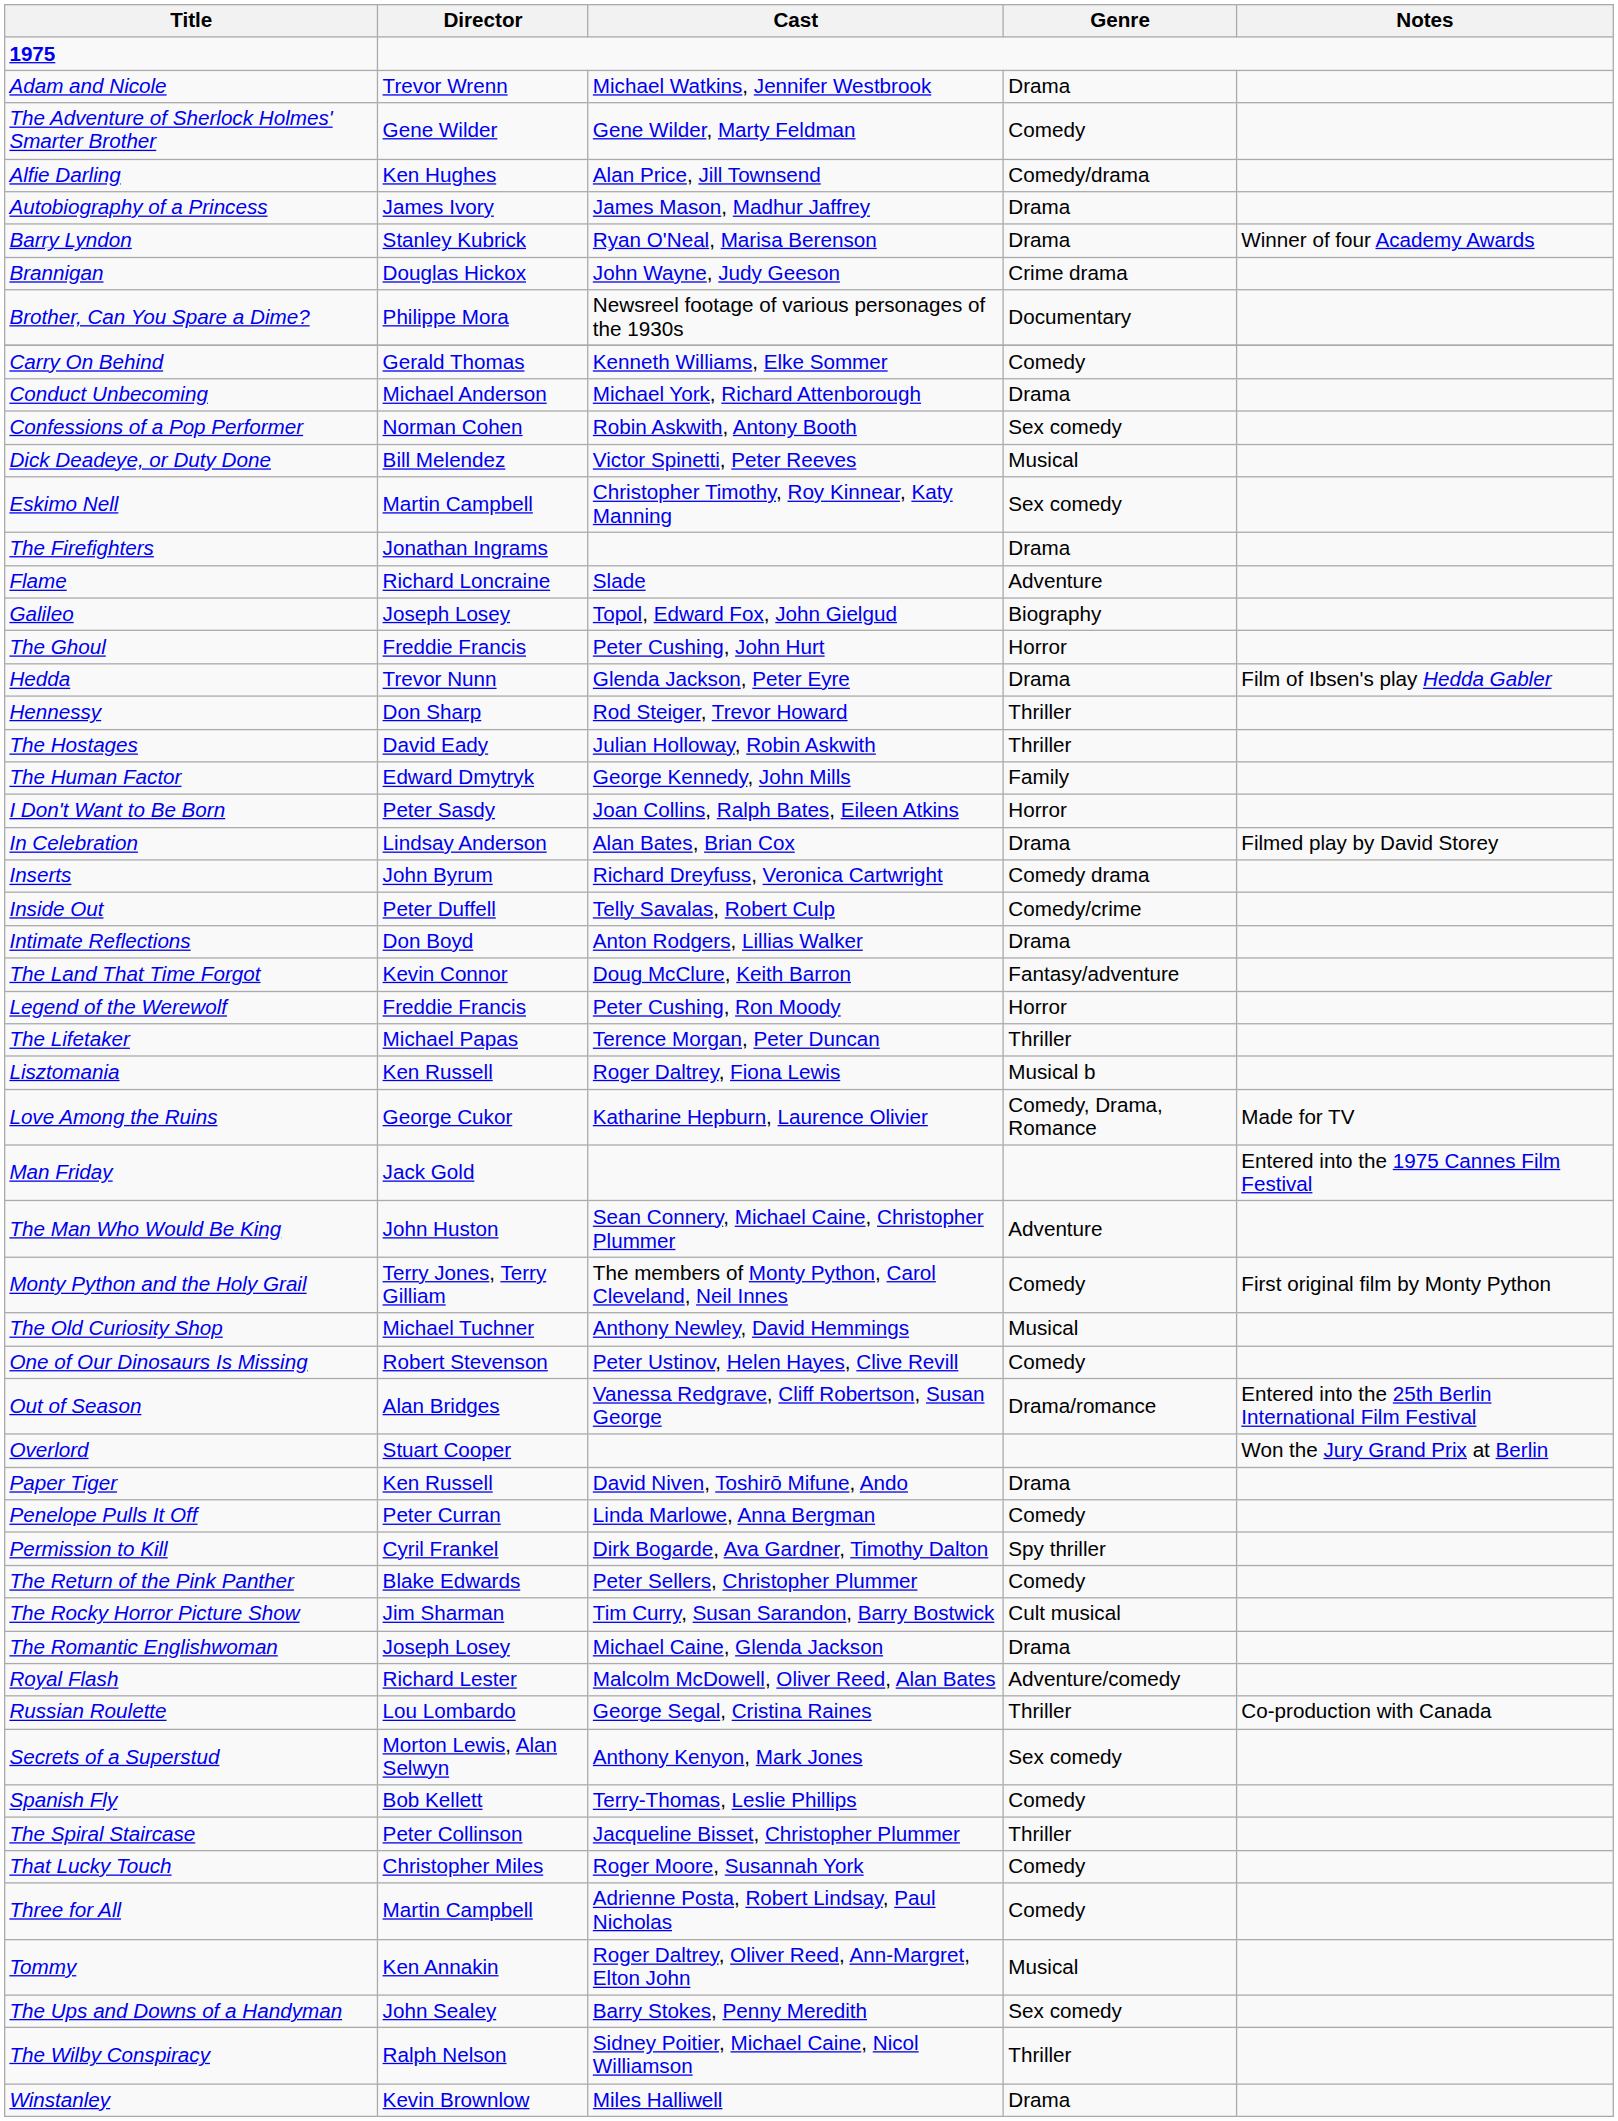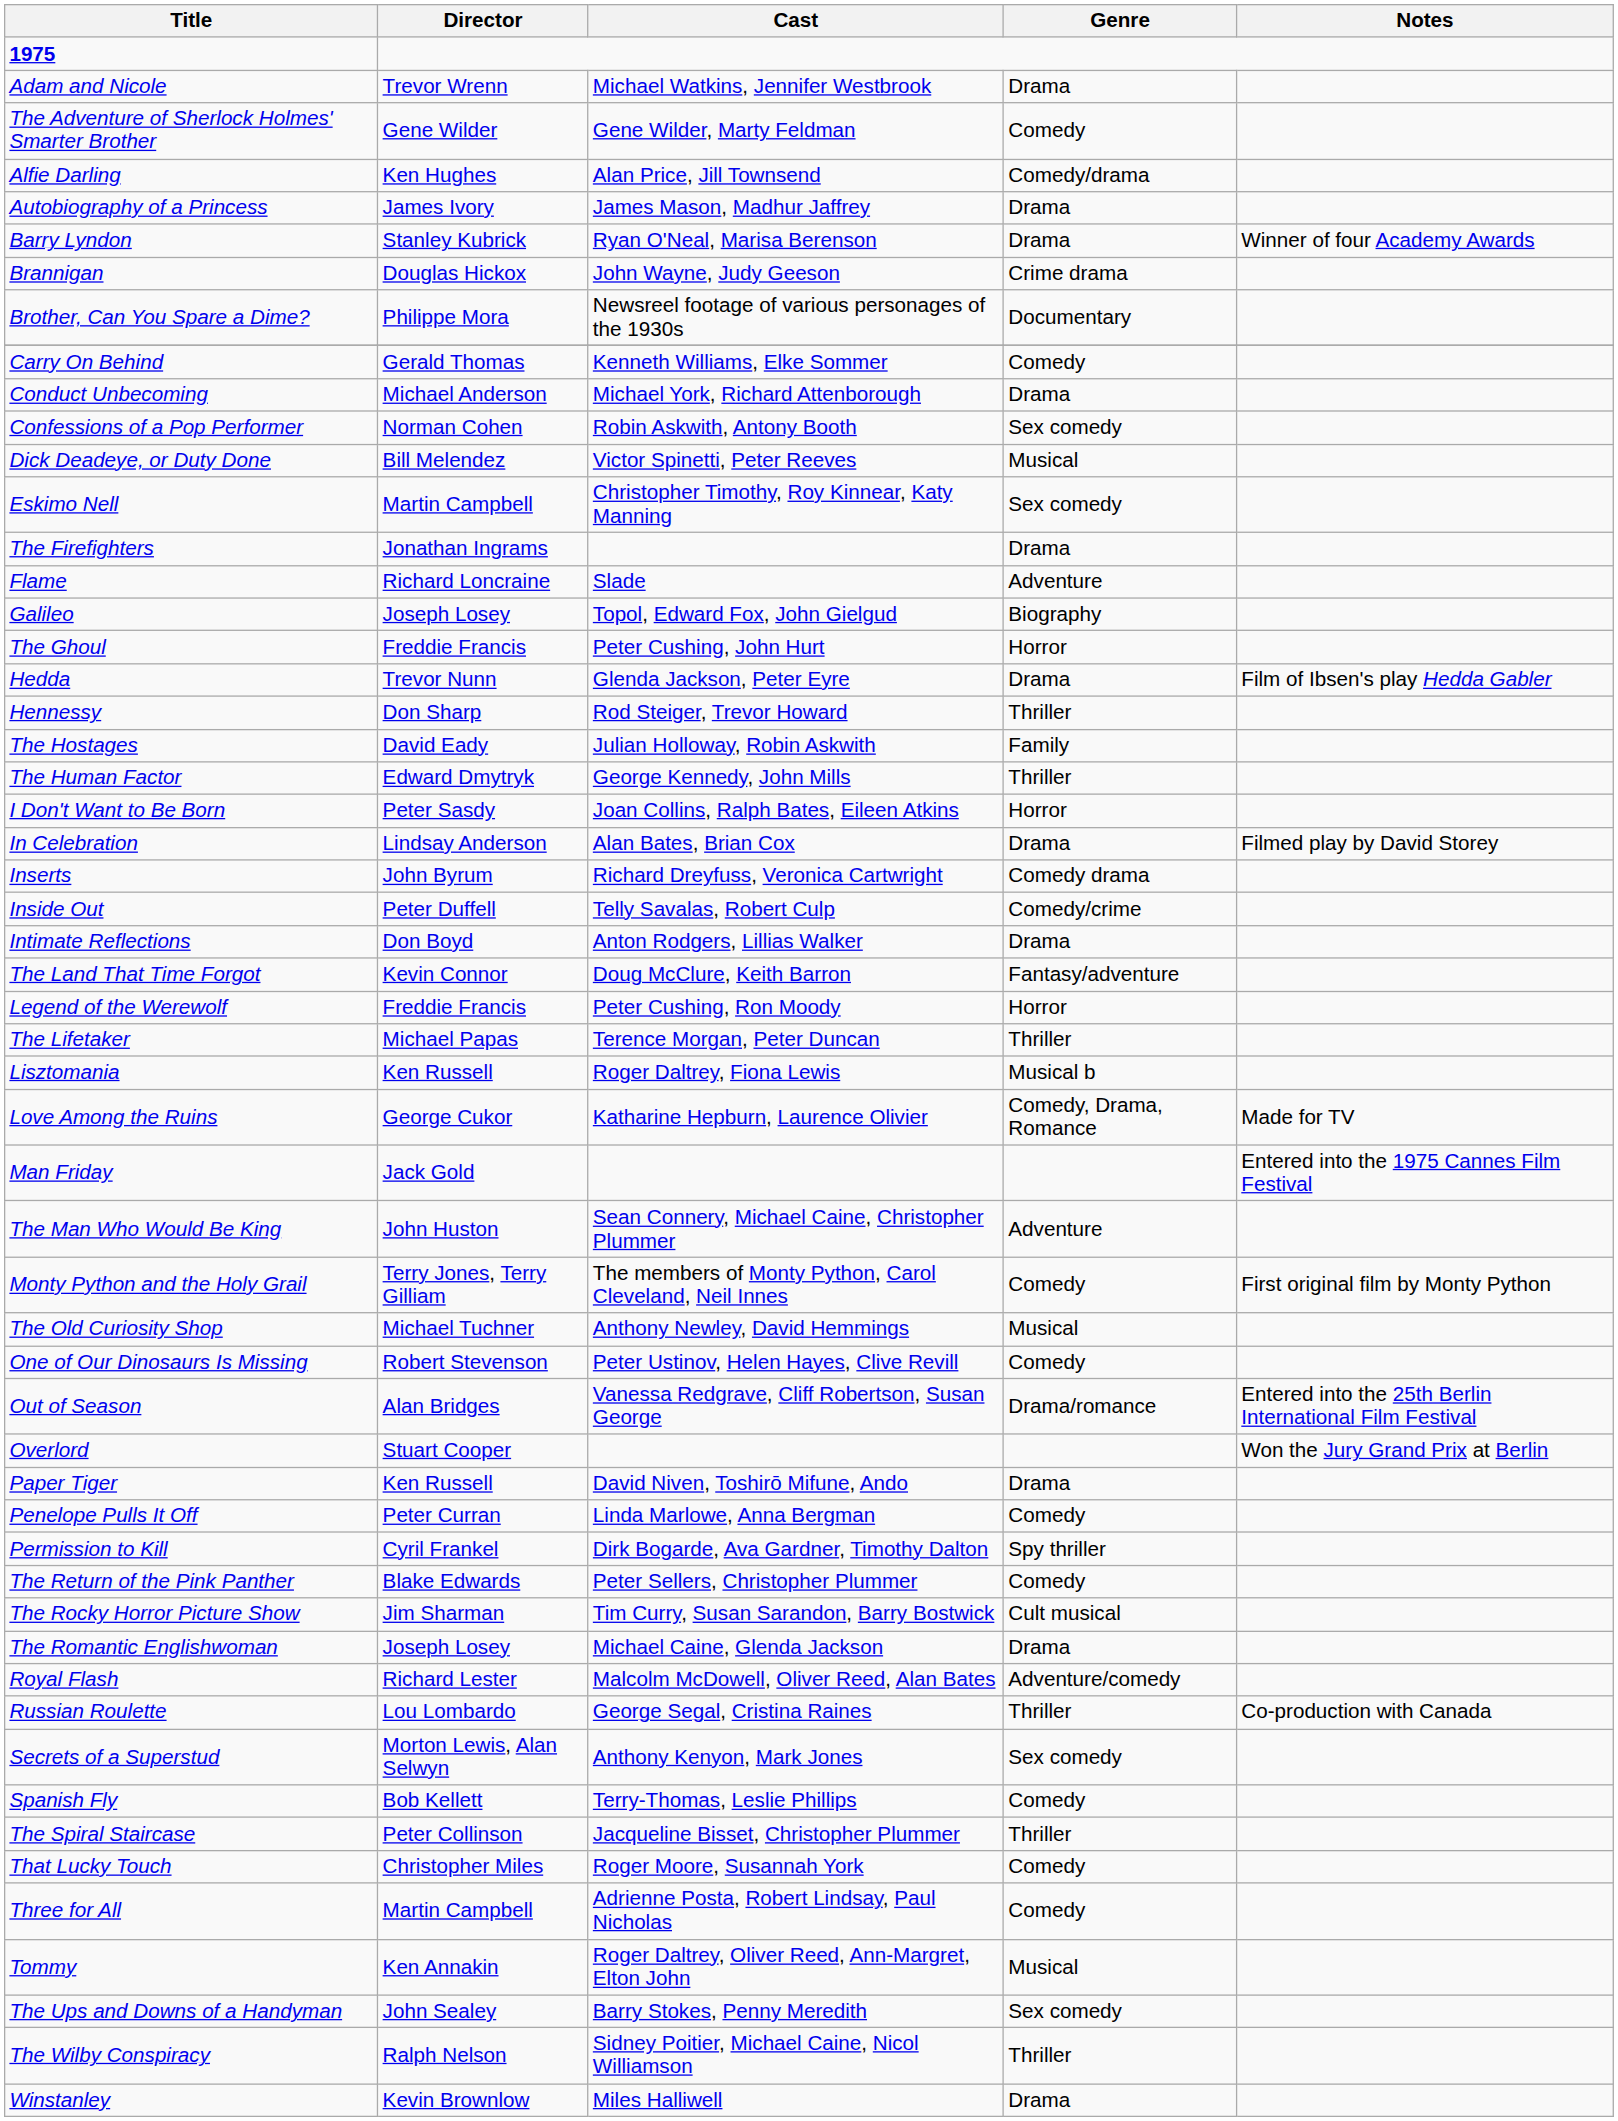(1040, 745) Thriller -> (1039, 745) Family
(1039, 777) Family -> (1040, 777) Thriller
